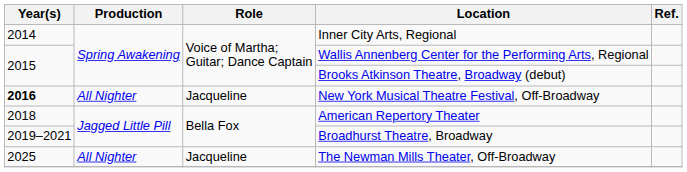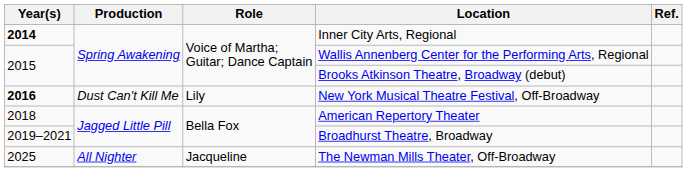(22, 34) normal -> (22, 34) bold
(107, 95) All Nighter -> (128, 95) Dust Can't Kill Me
(216, 95) Jacqueline -> (195, 95) Lily
